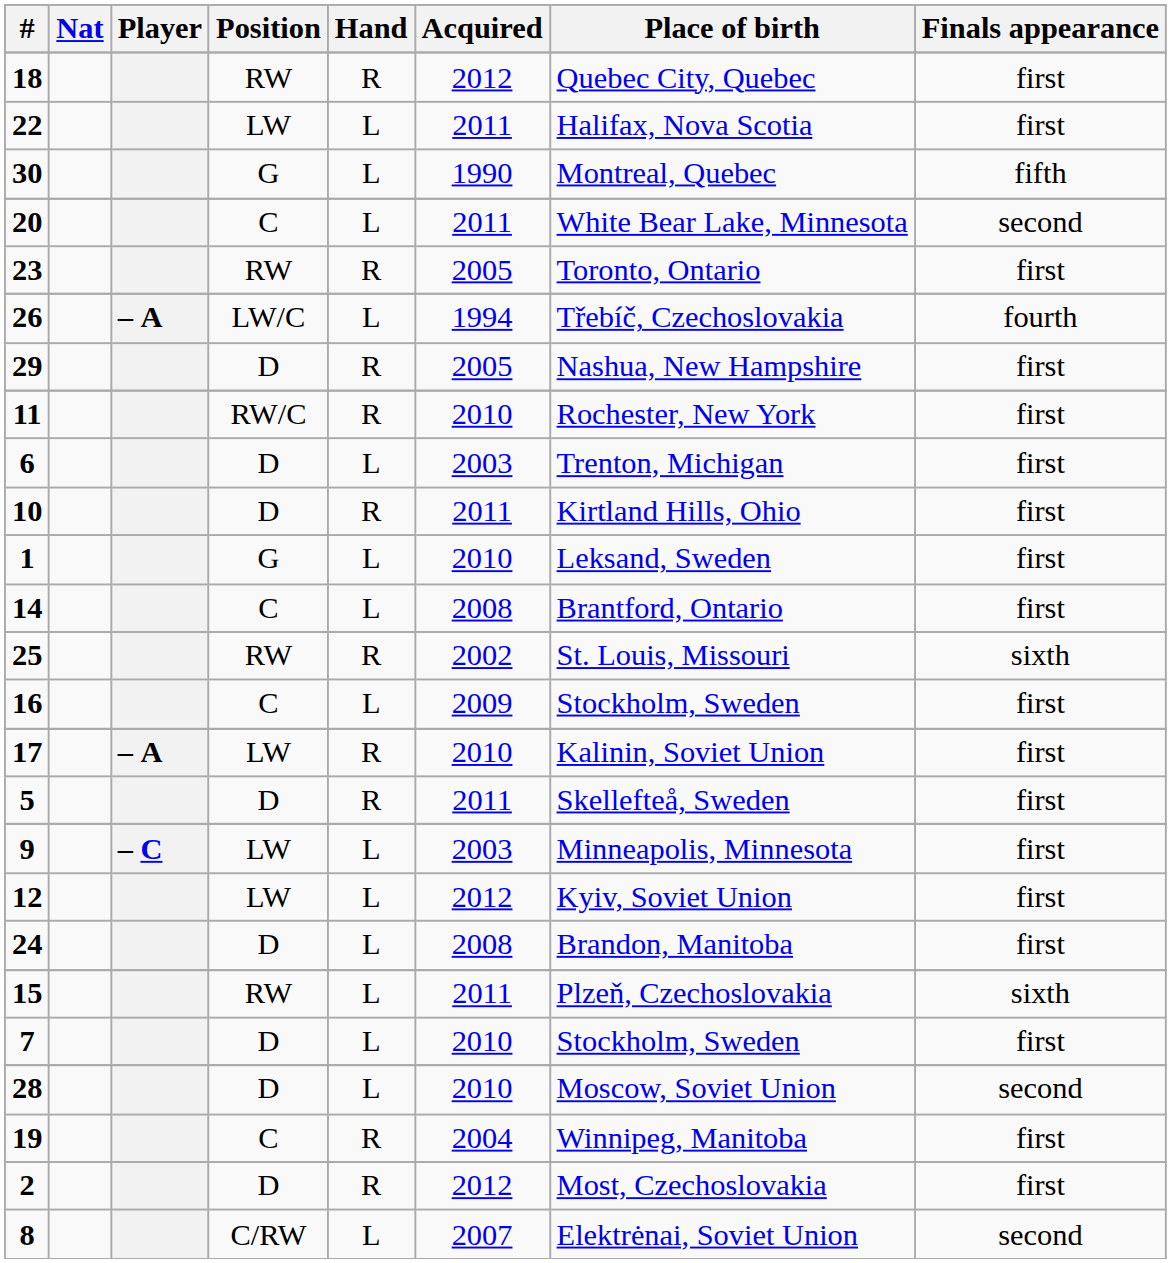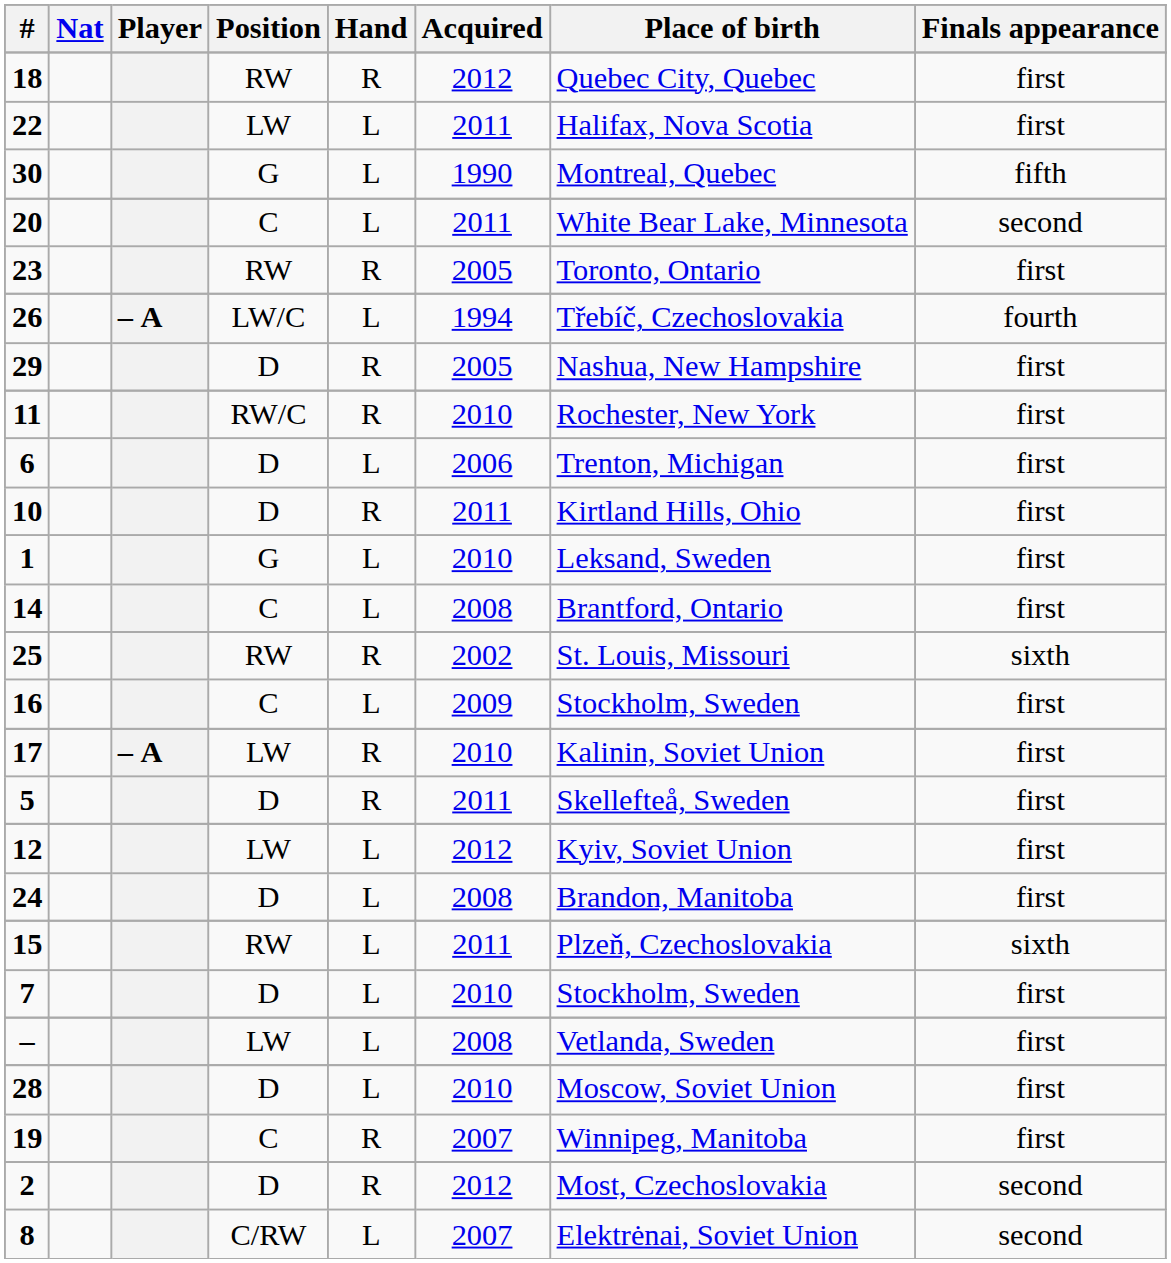(482, 462) 2003 -> (482, 462) 2006
- row: (27, 848)
+ row: (27, 1041)
(1040, 1089) second -> (1040, 1089) first
(482, 1137) 2004 -> (482, 1137) 2007
(1040, 1185) first -> (1040, 1185) second
